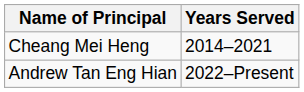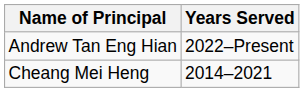rows swapped: (79, 45) <-> (93, 73)
